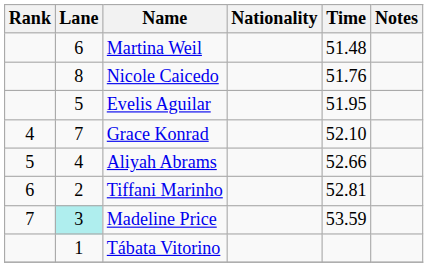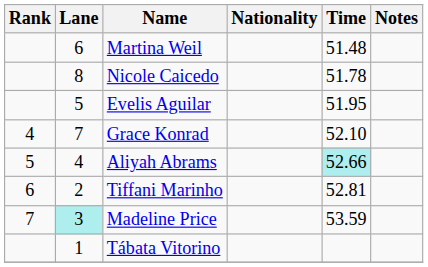(346, 76) 51.76 -> (346, 76) 51.78
(346, 162) no background -> (346, 162) paleturquoise background
